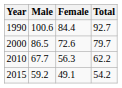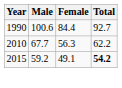- row: (17, 43)
(102, 75) normal -> (102, 59) bold
